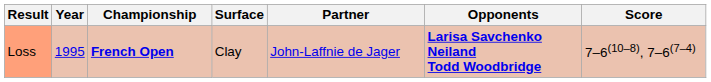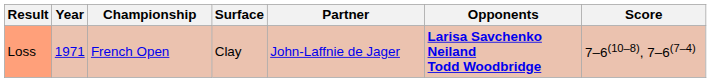(70, 51) 1995 -> (70, 51) 1971
(132, 51) bold -> (130, 51) normal
